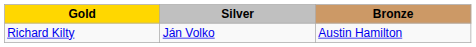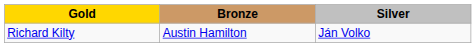columns swapped: (238, 14) <-> (393, 14)
